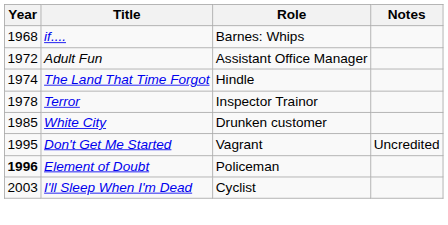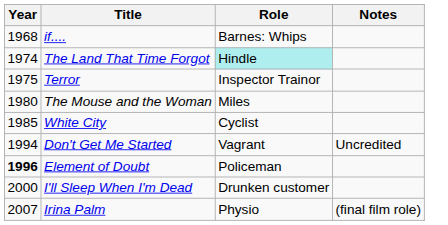- row: (73, 58)
(235, 79) no background -> (237, 58) paleturquoise background
(23, 101) 1978 -> (23, 79) 1975
+ row: (128, 101)
(271, 123) Drunken customer -> (238, 123) Cyclist
(23, 144) 1995 -> (23, 144) 1994
(23, 187) 2003 -> (23, 187) 2000
(236, 187) Cyclist -> (274, 187) Drunken customer
+ row: (75, 209)
